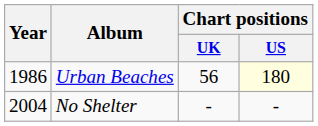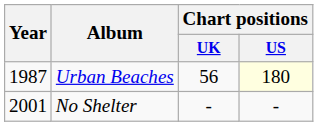(28, 76) 1986 -> (28, 76) 1987
(28, 106) 2004 -> (28, 106) 2001
